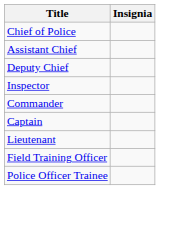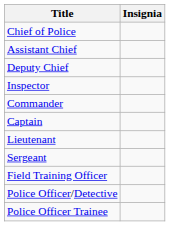+ row: (27, 157)
+ row: (62, 193)
